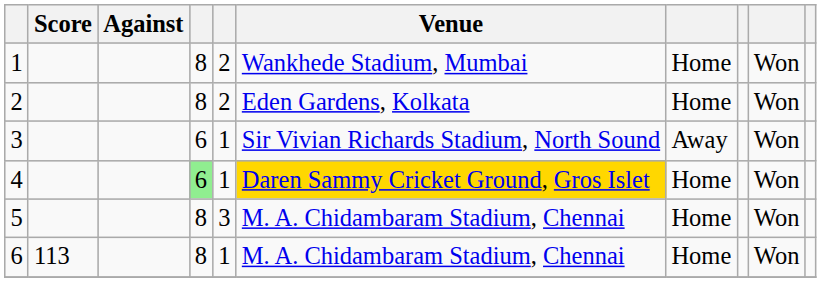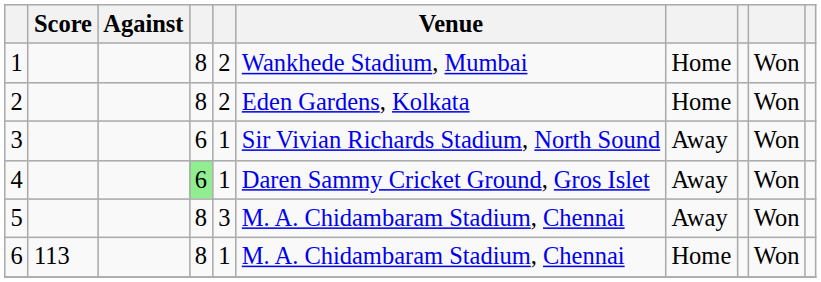(446, 179) gold background -> (446, 179) no background
(701, 179) Home -> (700, 179) Away
(701, 218) Home -> (700, 218) Away
